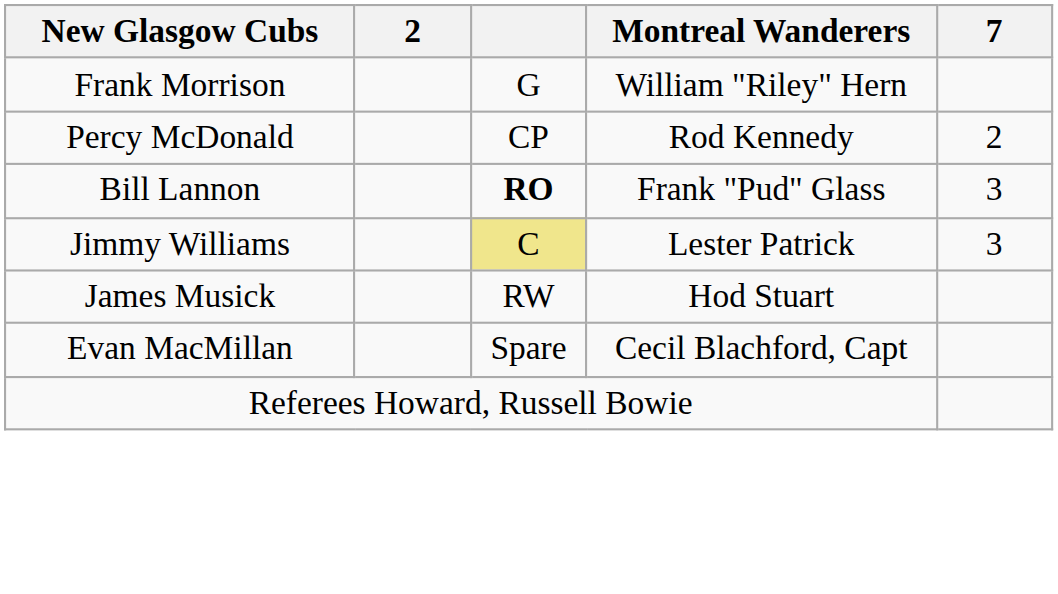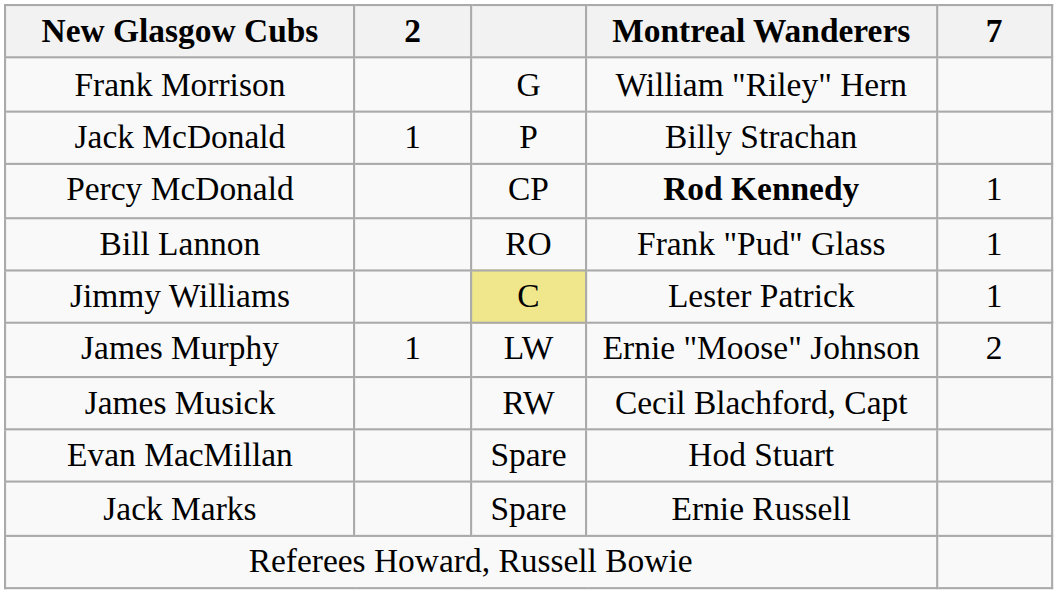+ row: (180, 137)
(761, 137) normal -> (761, 190) bold
(994, 137) 2 -> (994, 190) 1
(528, 190) bold -> (528, 243) normal
(994, 190) 3 -> (994, 243) 1
(994, 243) 3 -> (994, 296) 1
+ row: (180, 349)
(761, 296) Hod Stuart -> (761, 402) Cecil Blachford, Capt
(761, 349) Cecil Blachford, Capt -> (761, 455) Hod Stuart
+ row: (180, 508)
